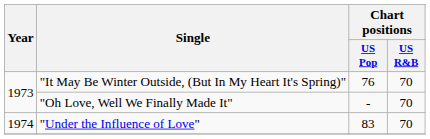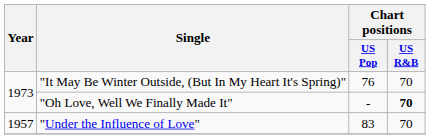(406, 102) normal -> (406, 102) bold
(21, 123) 1974 -> (21, 123) 1957
